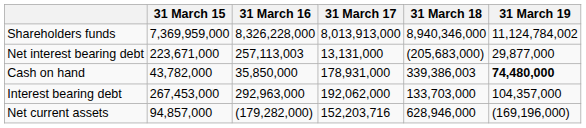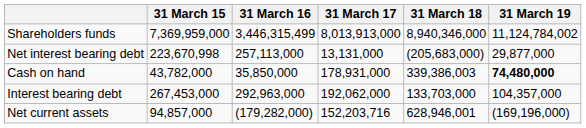(275, 34) 8,326,228,000 -> (275, 34) 3,446,315,499
(184, 53) 223,671,000 -> (184, 53) 223,670,998
(269, 53) 257,113,003 -> (269, 53) 257,113,000
(441, 113) 628,946,000 -> (441, 113) 628,946,001
